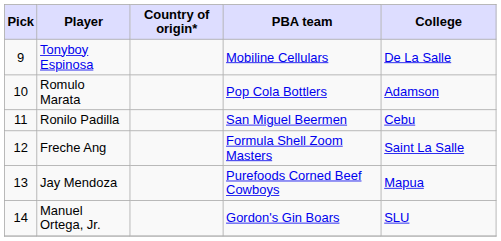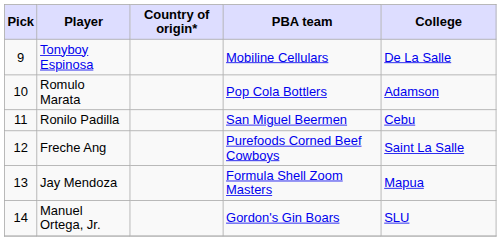(284, 148) Formula Shell Zoom Masters -> (294, 148) Purefoods Corned Beef Cowboys
(294, 183) Purefoods Corned Beef Cowboys -> (284, 183) Formula Shell Zoom Masters
